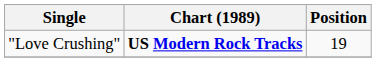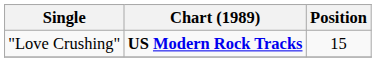(338, 43) 19 -> (338, 43) 15
